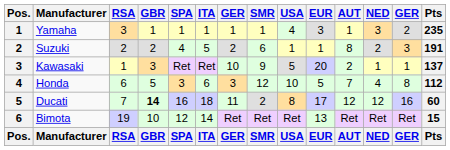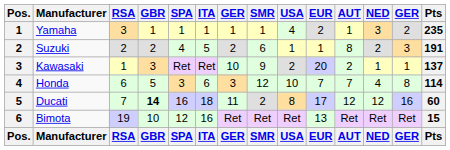(321, 30) 3 -> (321, 30) 2
(292, 66) 5 -> (292, 66) 2
(321, 83) 5 -> (321, 83) 7
(434, 83) 112 -> (434, 83) 114
(207, 118) 14 -> (207, 118) 16
